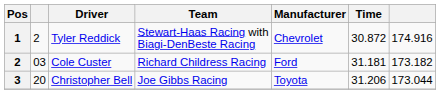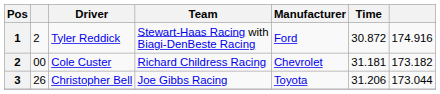(298, 38) Chevrolet -> (286, 38) Ford
(40, 62) 03 -> (40, 62) 00
(286, 62) Ford -> (298, 62) Chevrolet
(40, 80) 20 -> (40, 80) 26
